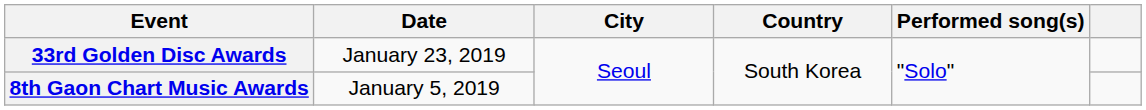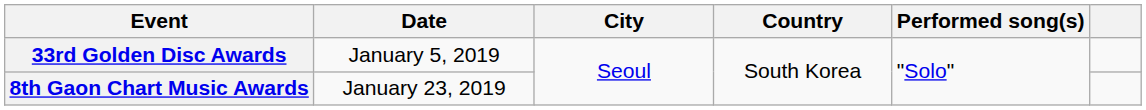(424, 54) January 23, 2019 -> (424, 54) January 5, 2019
(424, 88) January 5, 2019 -> (424, 88) January 23, 2019
